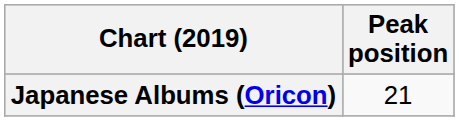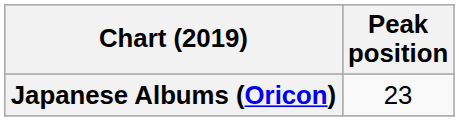(398, 94) 21 -> (398, 94) 23
